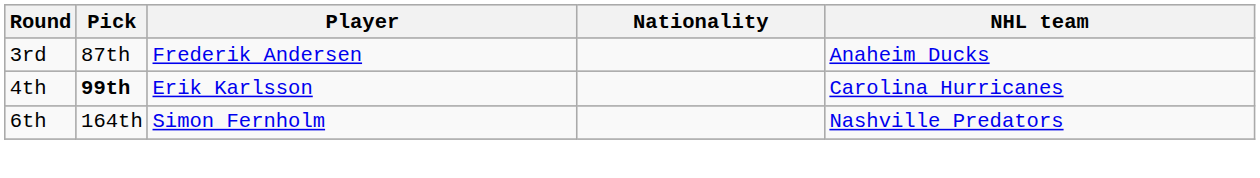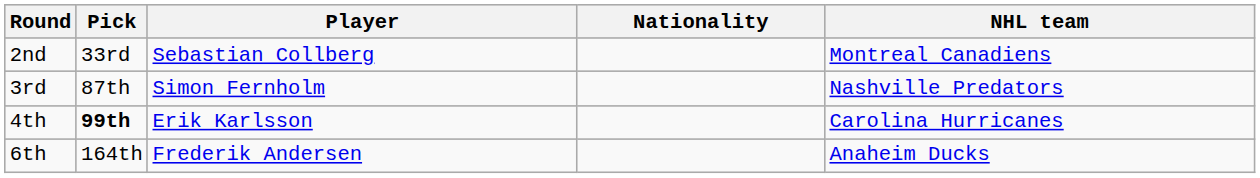+ row: (28, 55)
(257, 55) Frederik Andersen -> (239, 88) Simon Fernholm
(910, 55) Anaheim Ducks -> (947, 88) Nashville Predators
(239, 122) Simon Fernholm -> (257, 155) Frederik Andersen
(946, 122) Nashville Predators -> (910, 155) Anaheim Ducks
